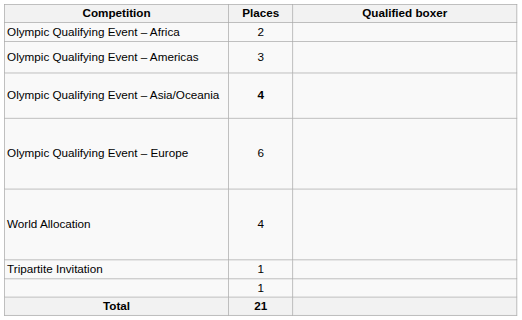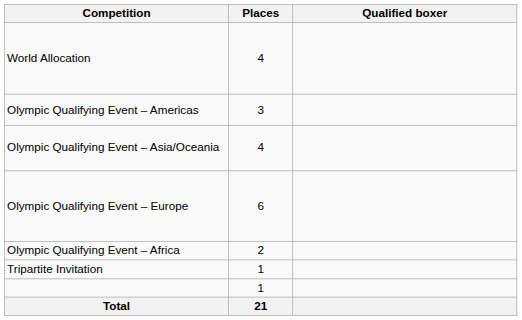rows swapped: (93, 32) <-> (49, 224)
(261, 95) bold -> (261, 148) normal
